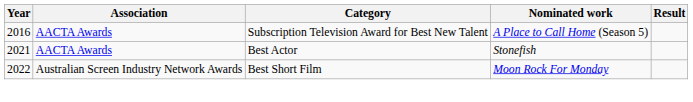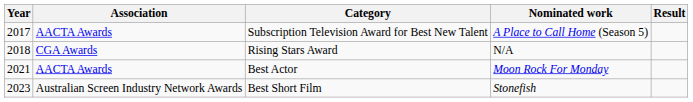(19, 32) 2016 -> (19, 32) 2017
+ row: (293, 50)
(515, 50) Stonefish -> (551, 69) Moon Rock For Monday
(19, 69) 2022 -> (19, 87) 2023
(551, 69) Moon Rock For Monday -> (515, 87) Stonefish
